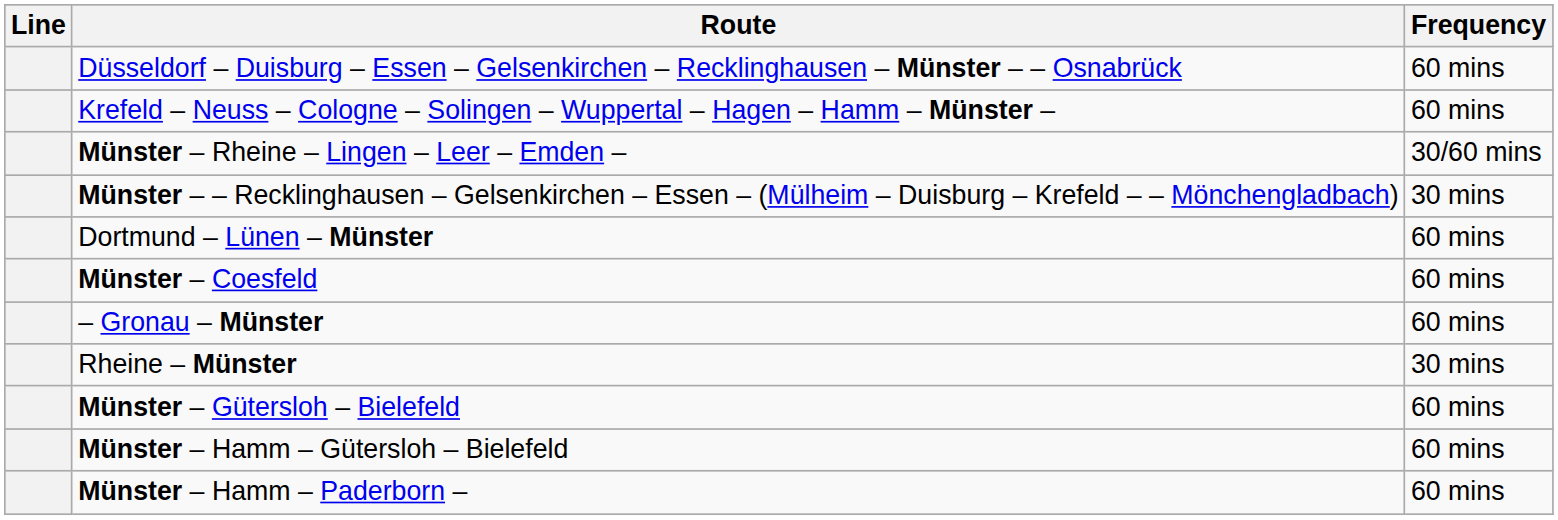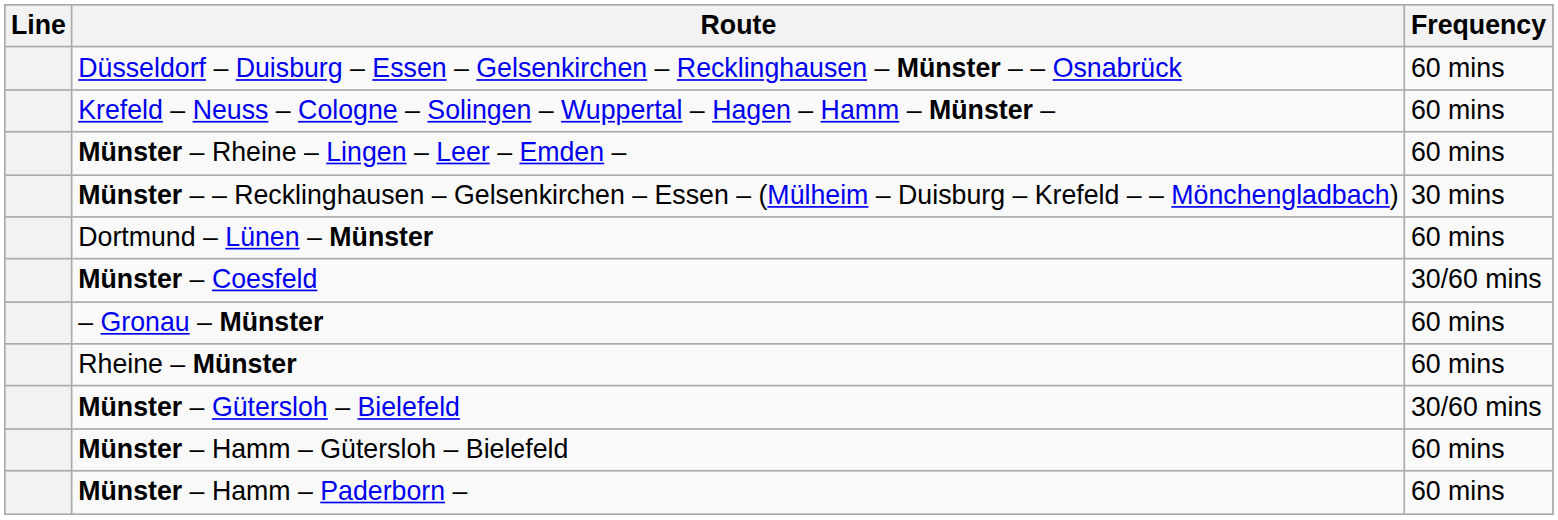(1476, 152) 30/60 mins -> (1458, 152) 60 mins
(1458, 279) 60 mins -> (1476, 279) 30/60 mins
(1458, 364) 30 mins -> (1458, 364) 60 mins
(1458, 407) 60 mins -> (1476, 407) 30/60 mins
